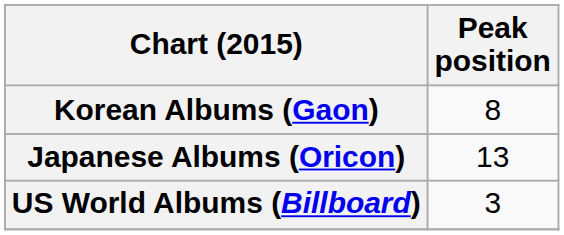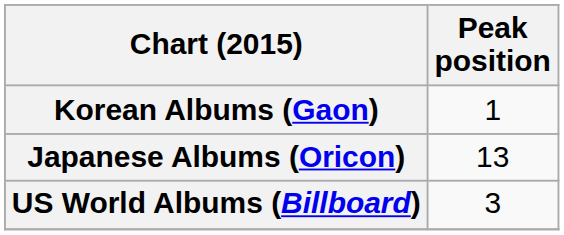(493, 109) 8 -> (493, 109) 1
